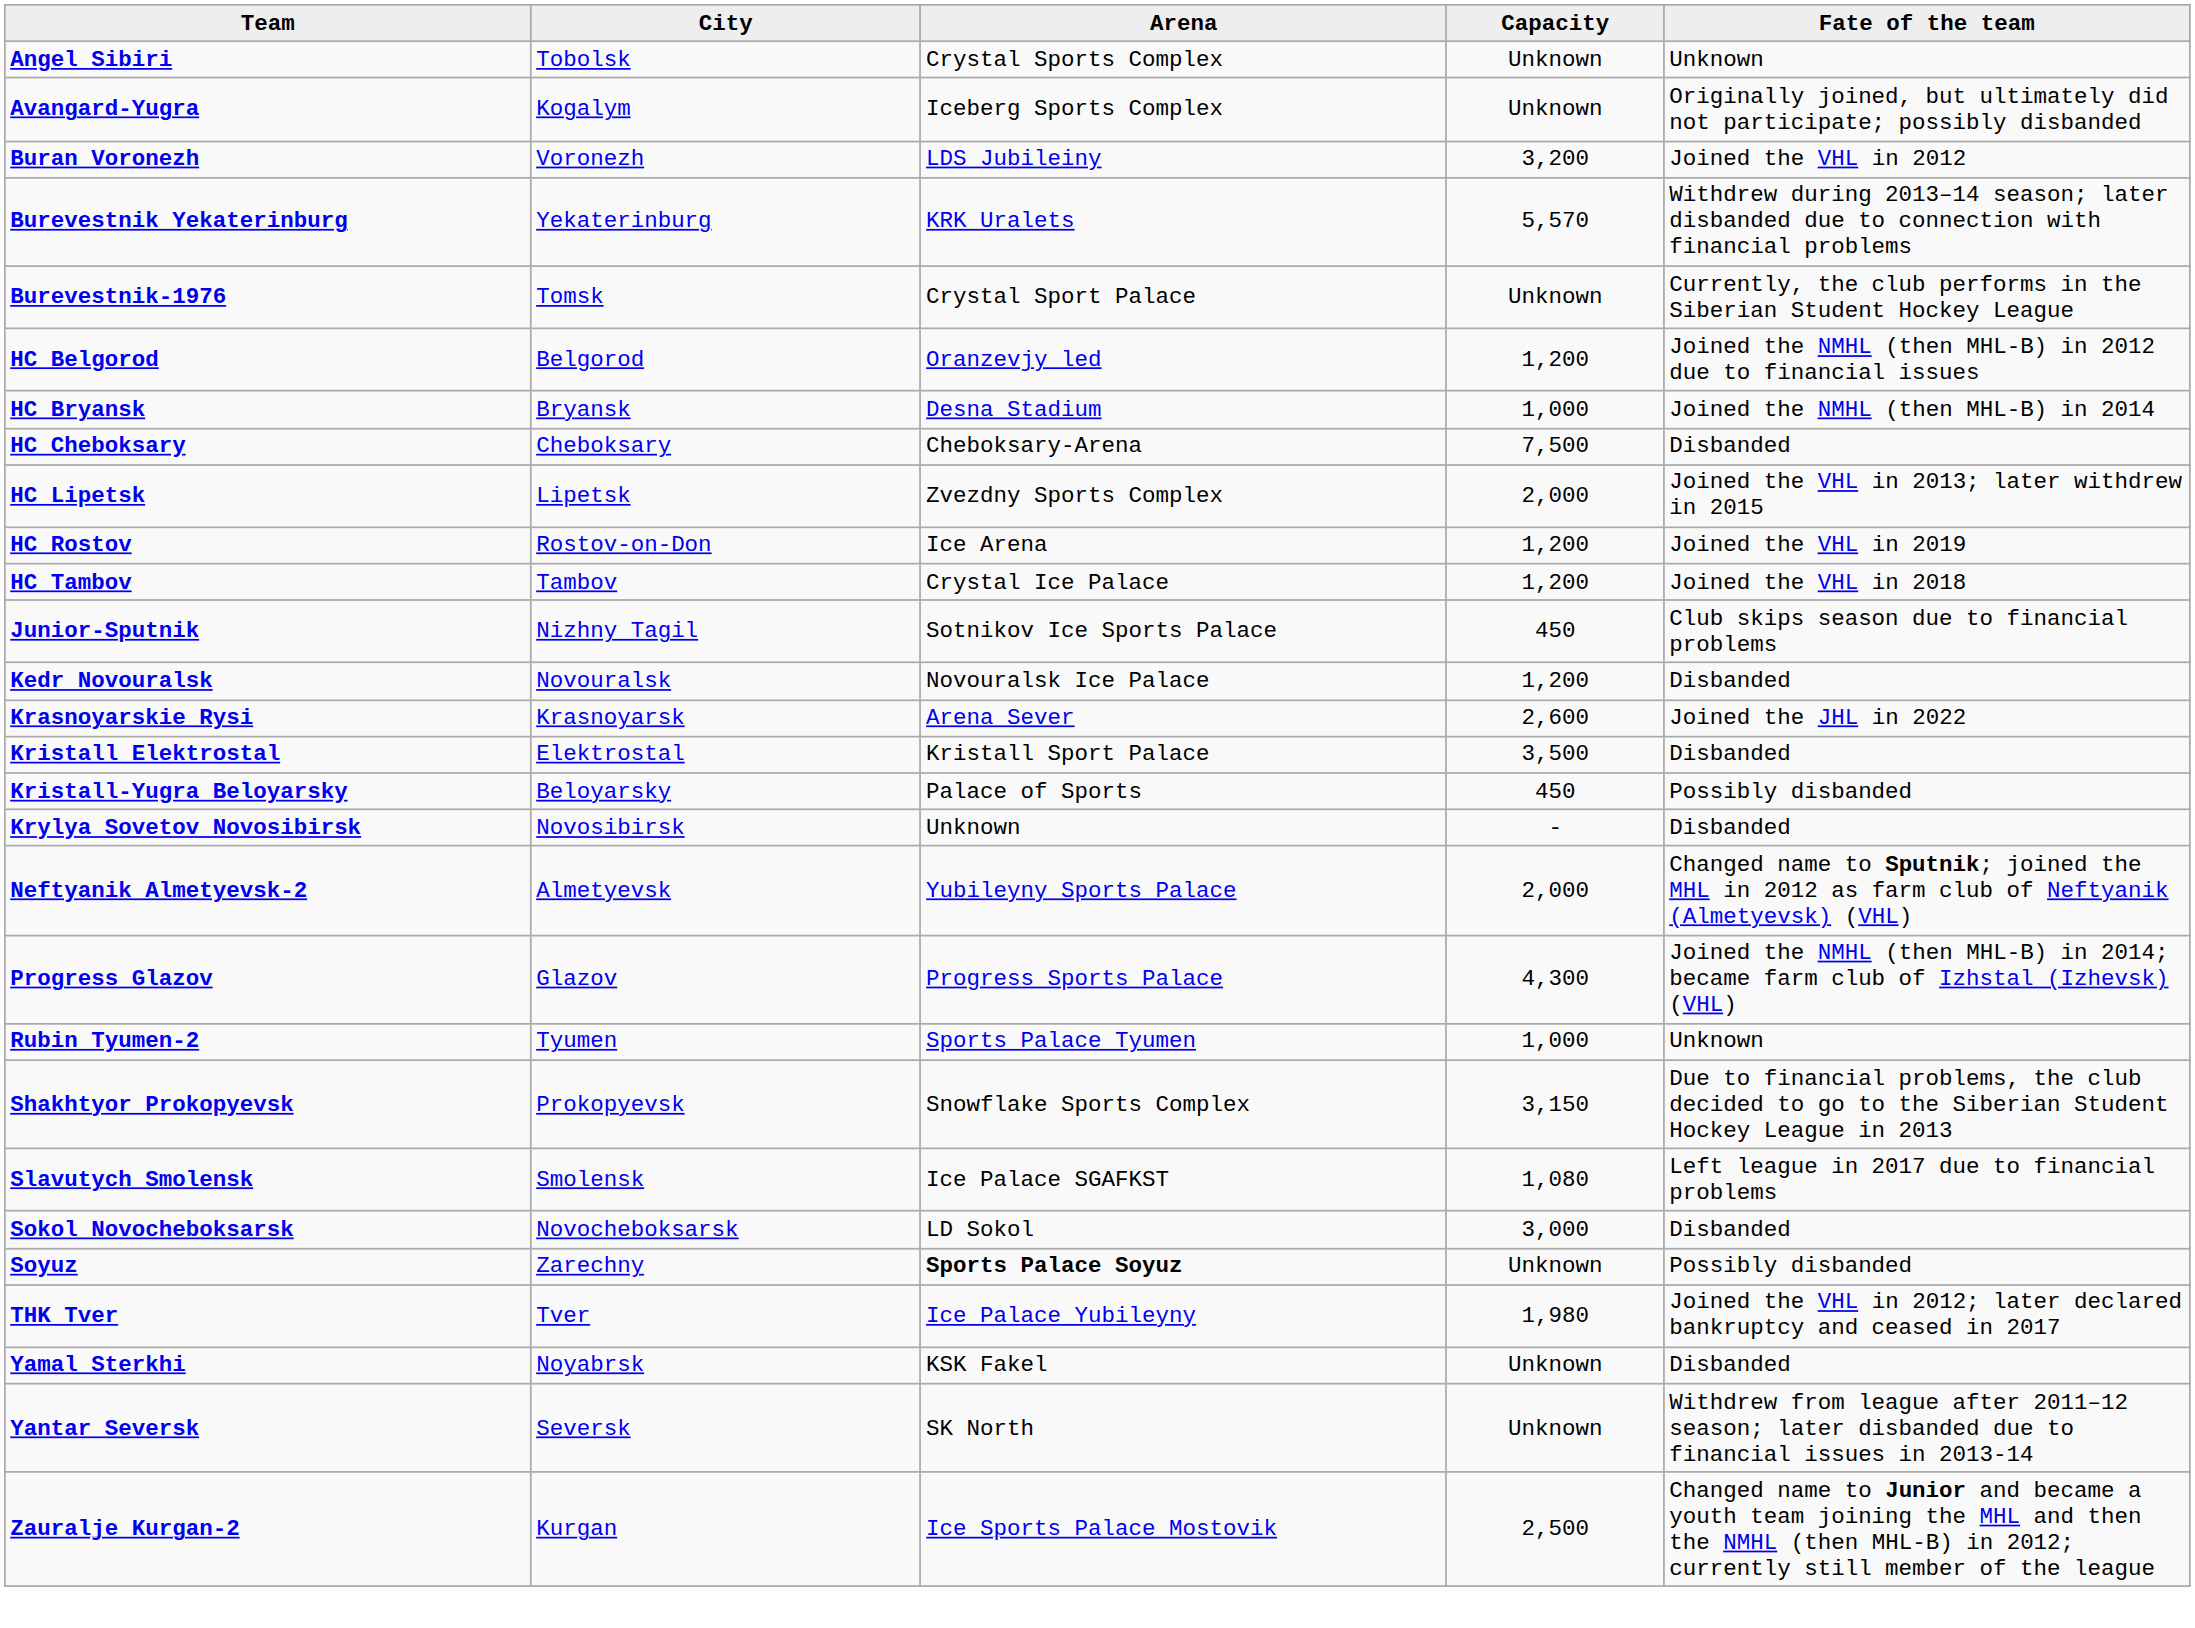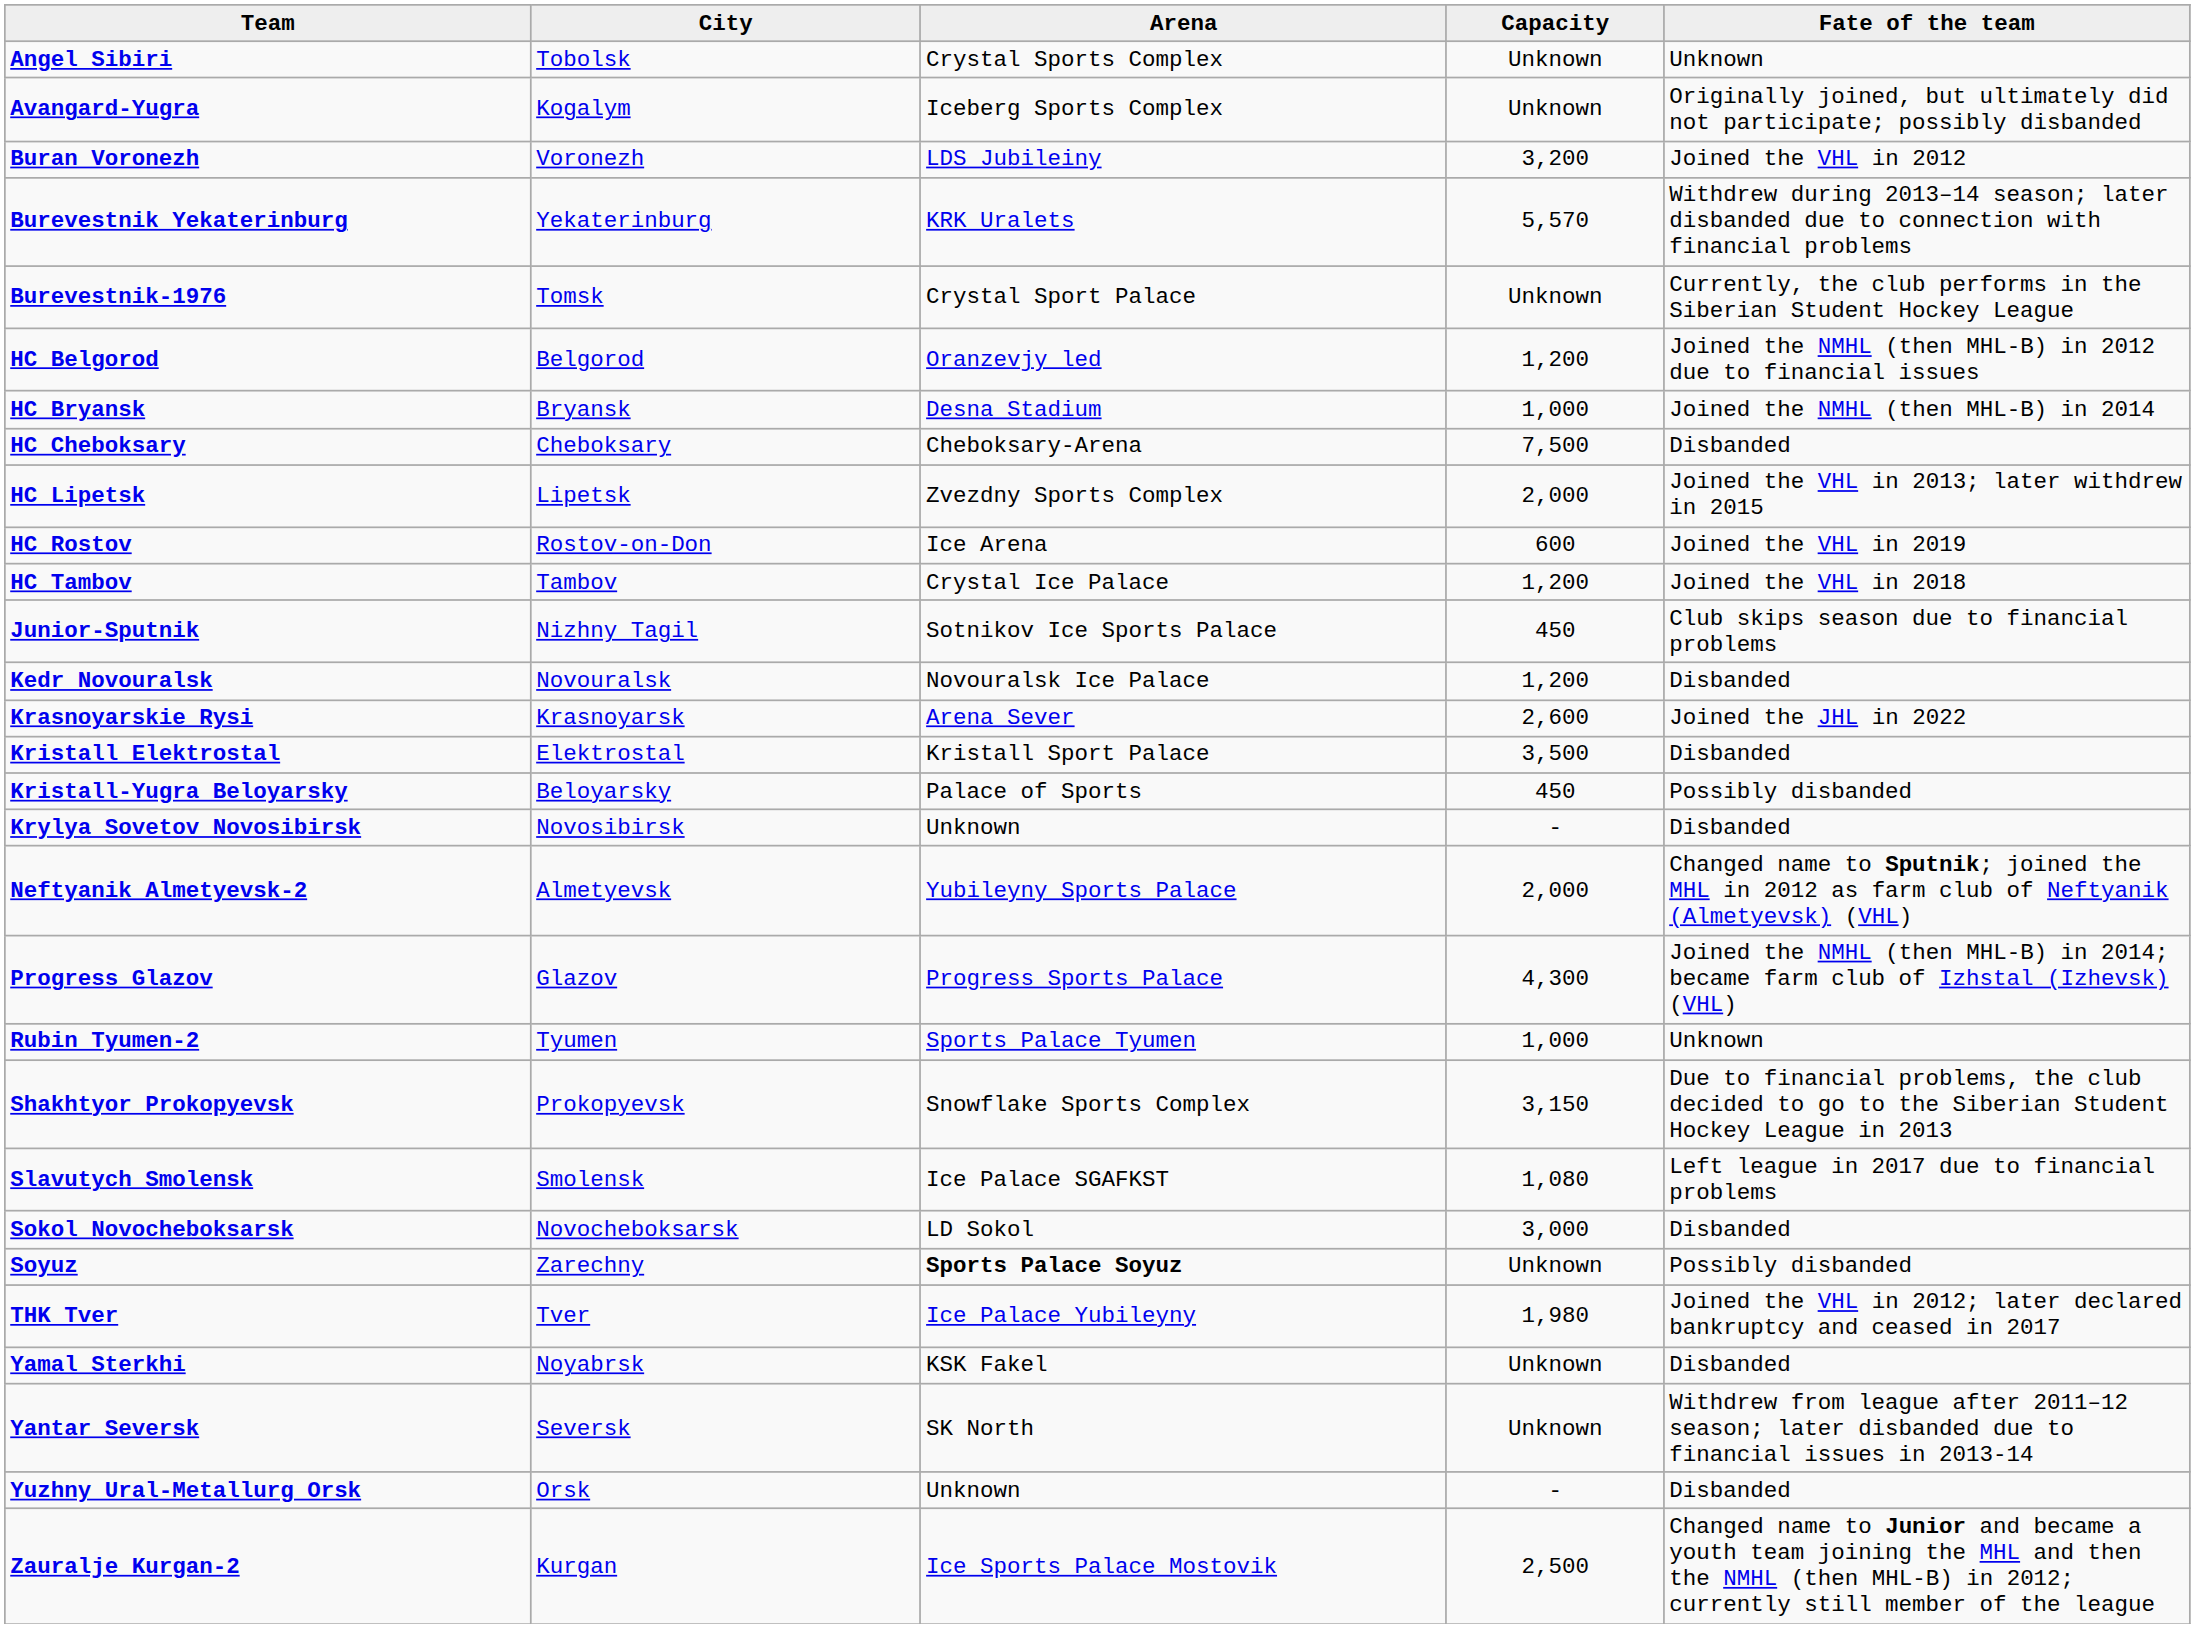(1555, 545) 1,200 -> (1555, 545) 600
+ row: (186, 1491)
